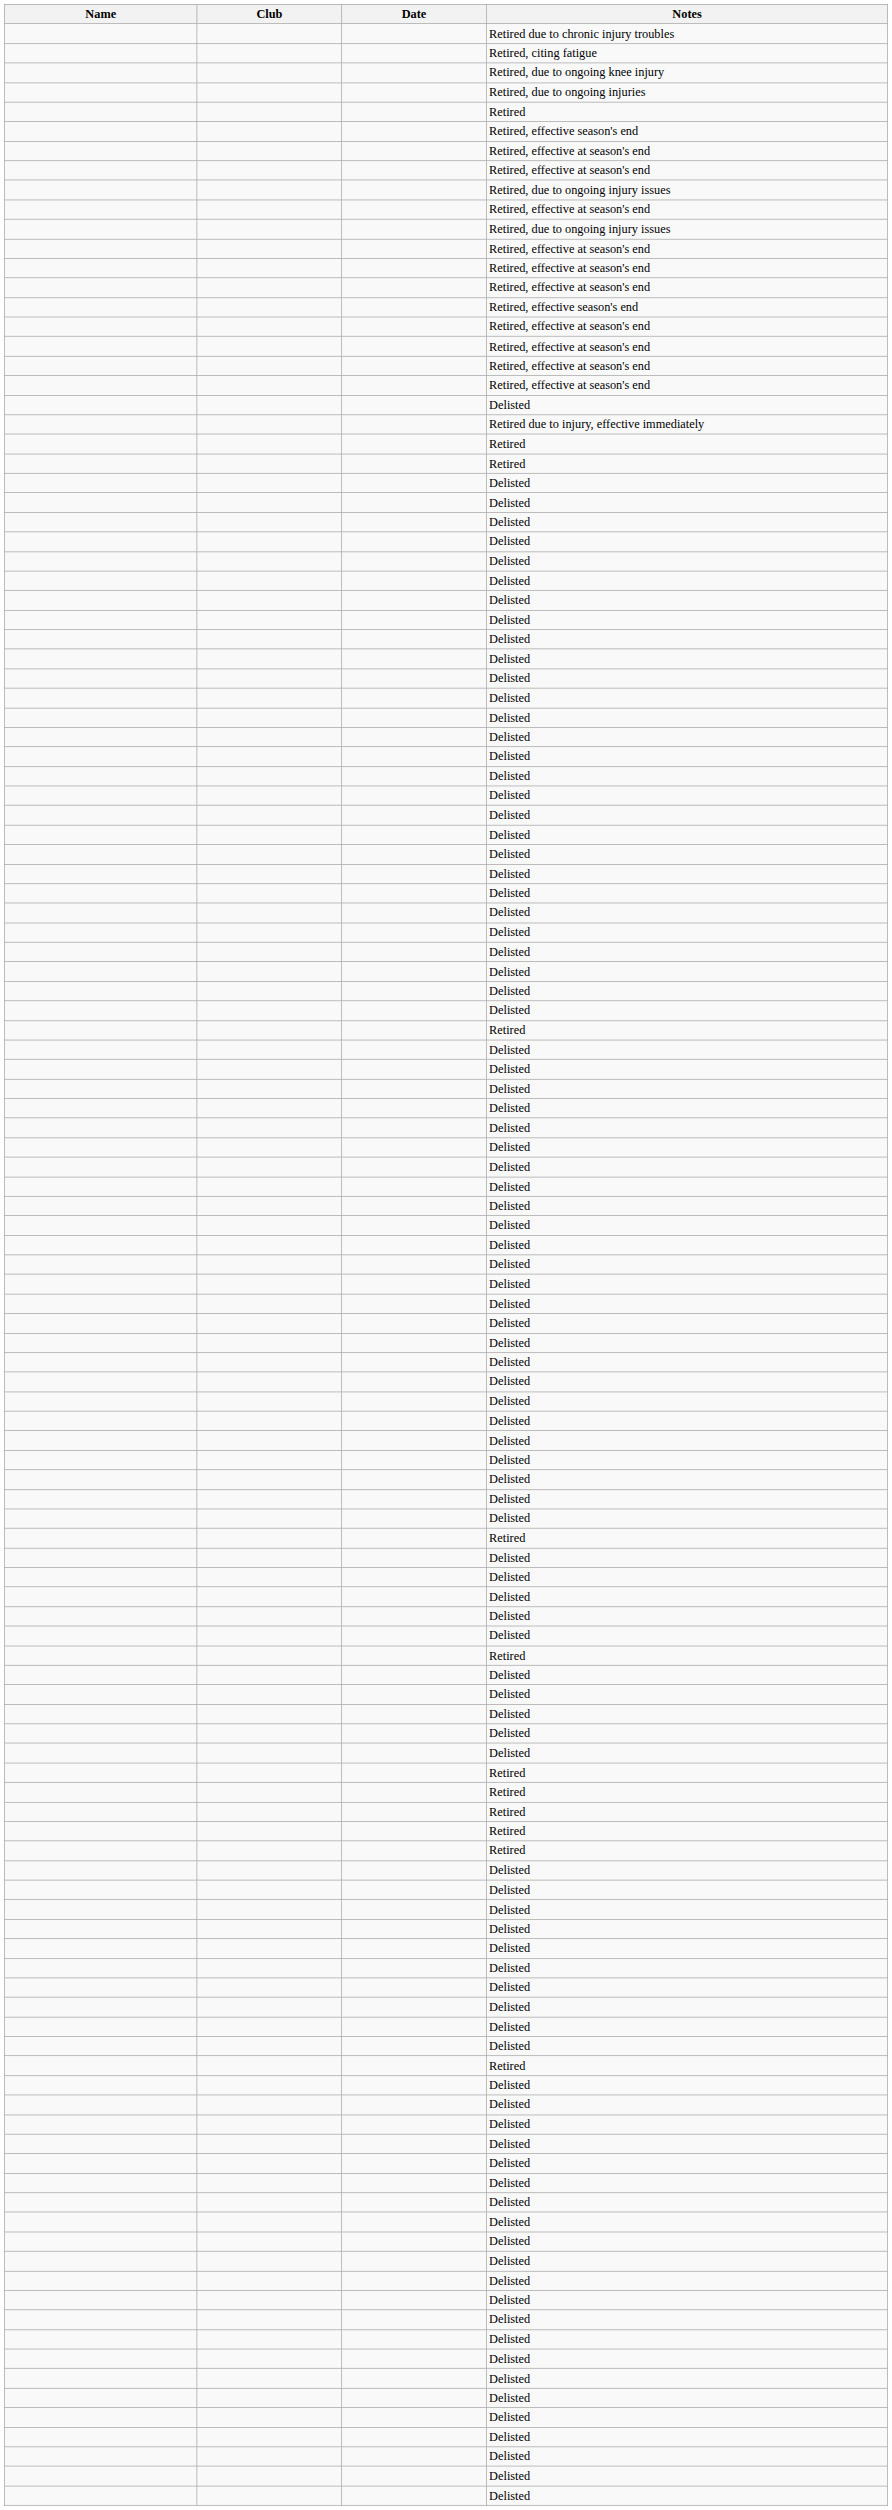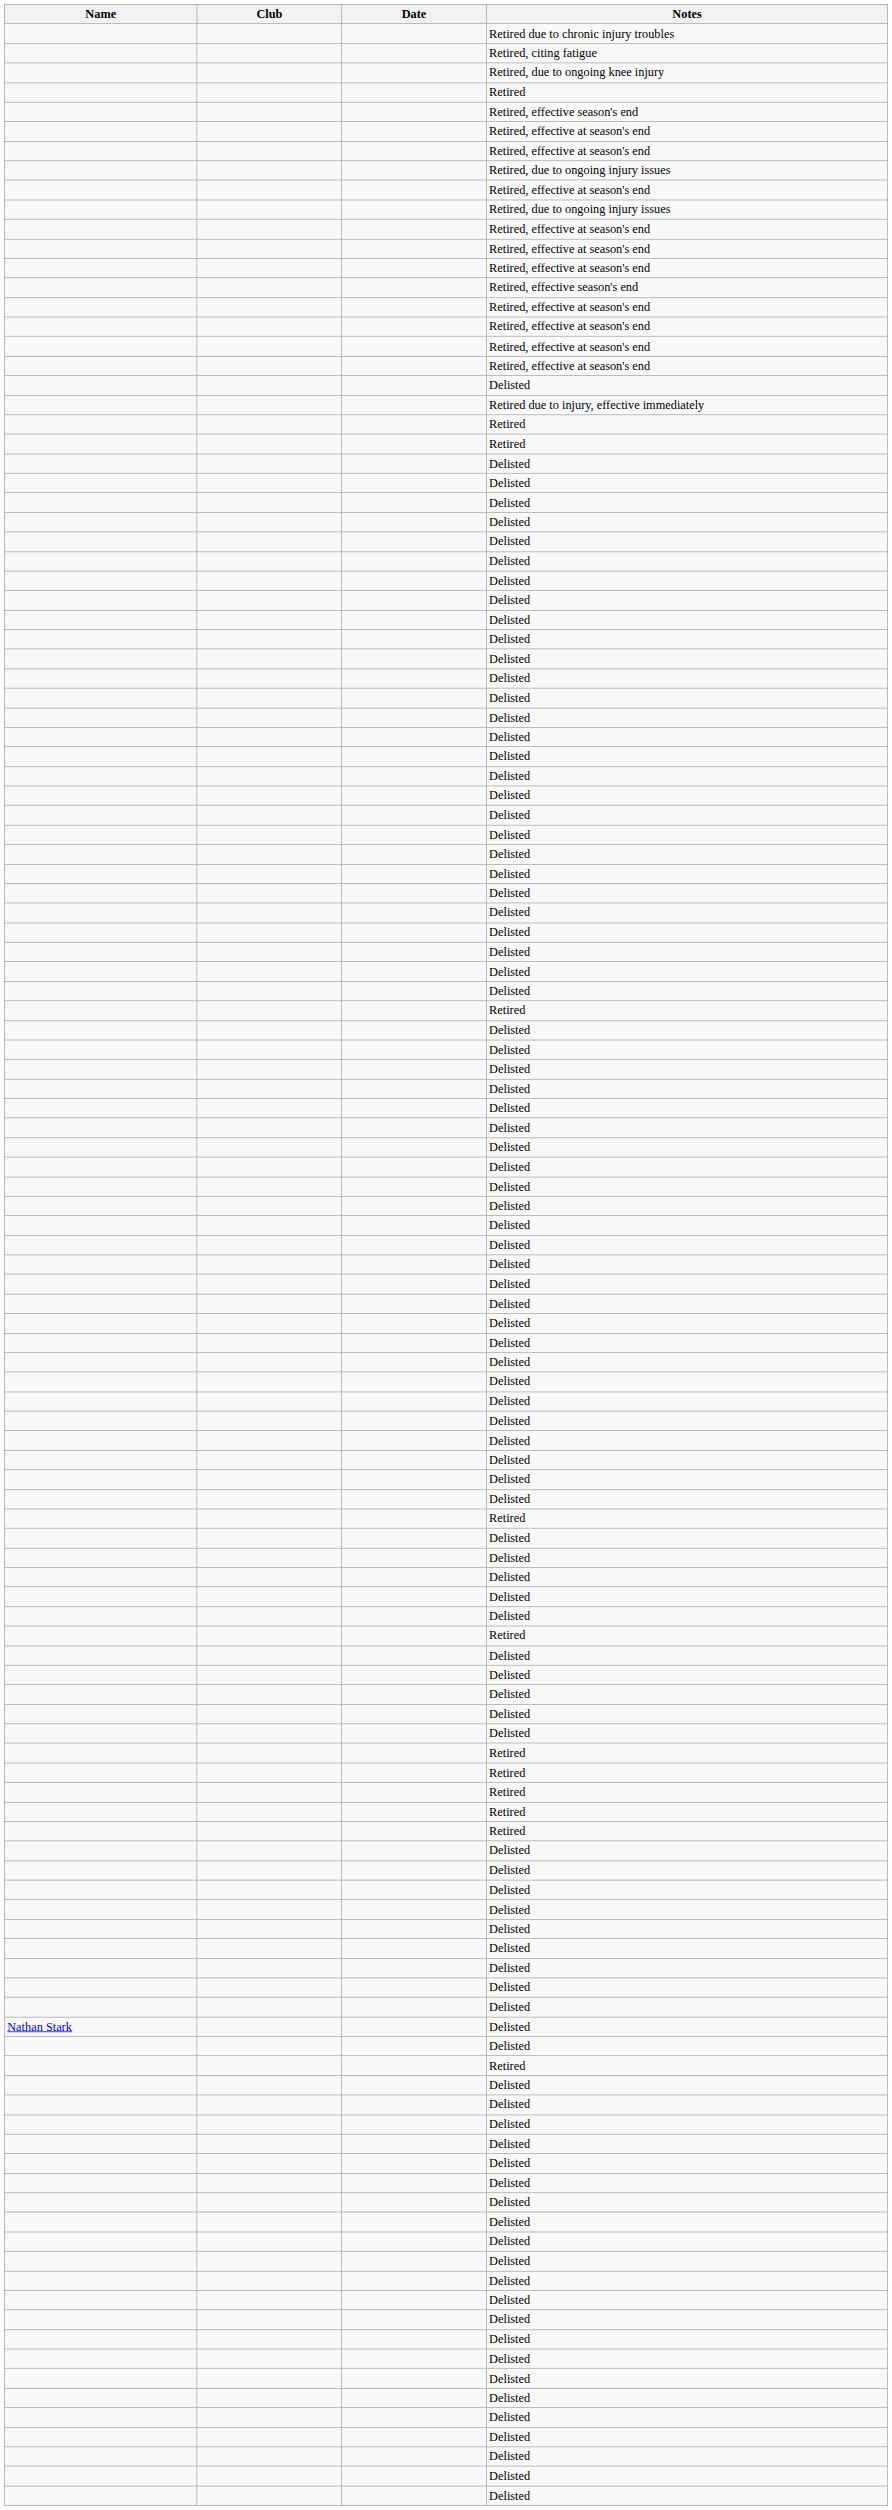- row: (101, 92)
+ row: (40, 2026)
